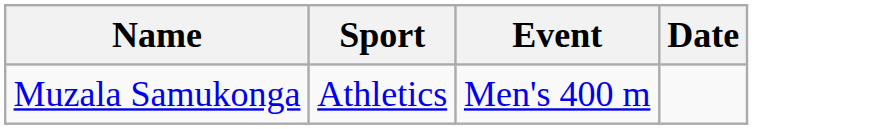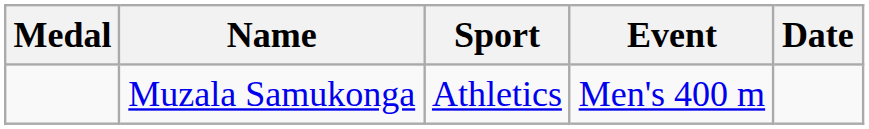+ column: (63, 34)
